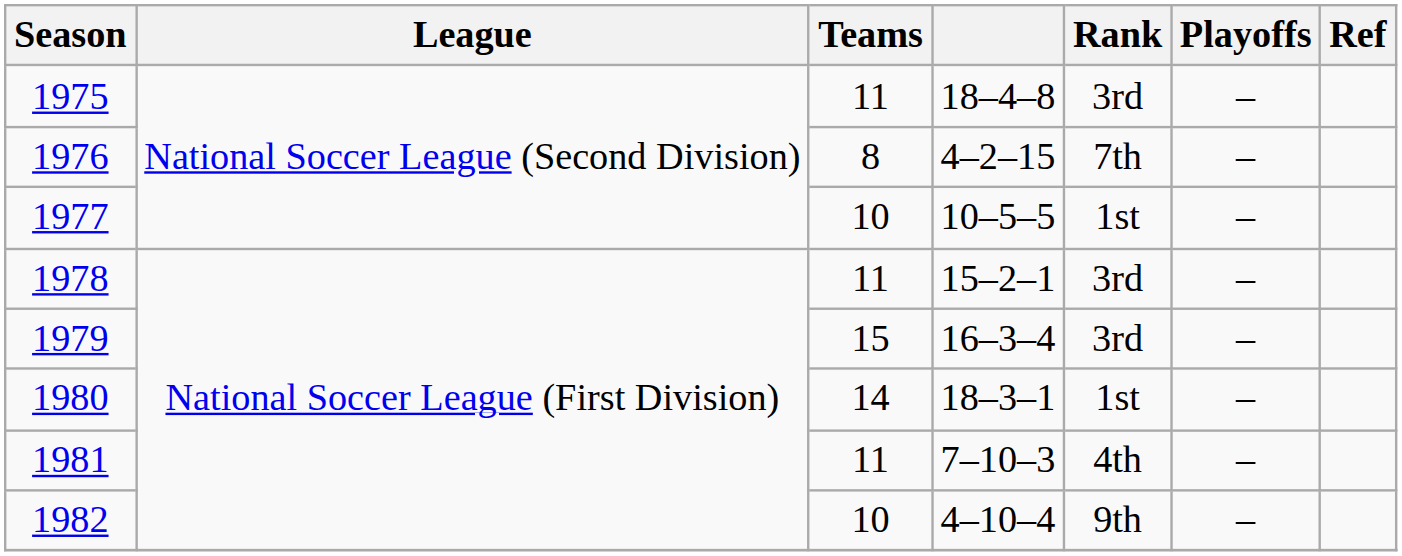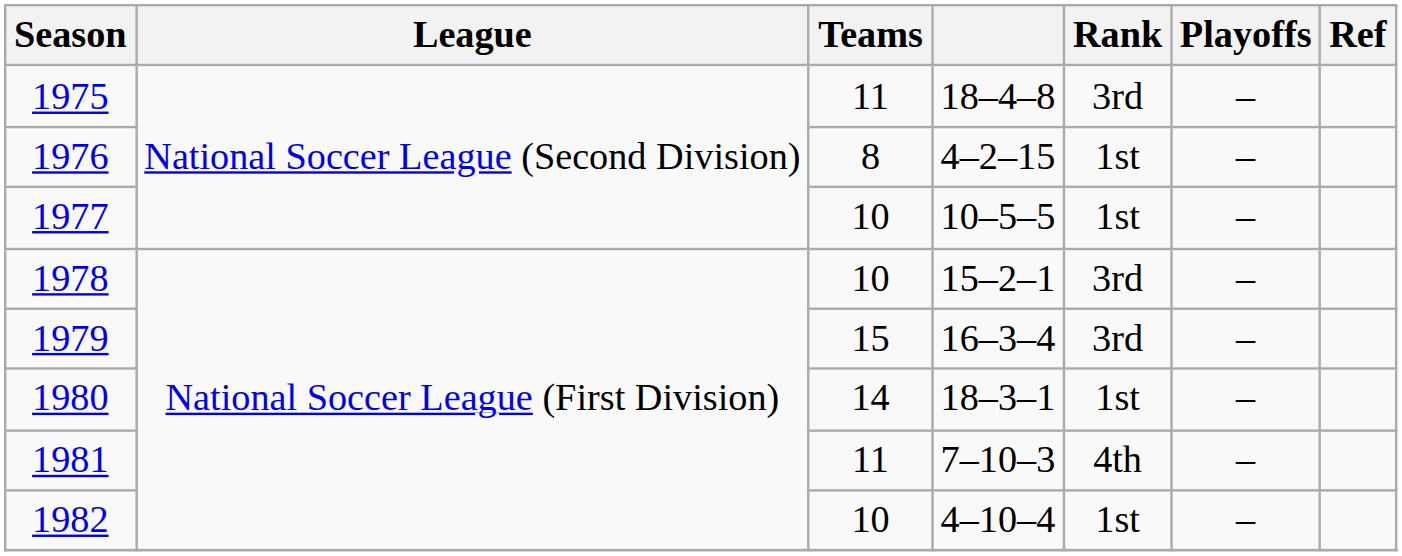(1118, 156) 7th -> (1118, 156) 1st
(871, 277) 11 -> (871, 277) 10
(1118, 519) 9th -> (1118, 519) 1st
